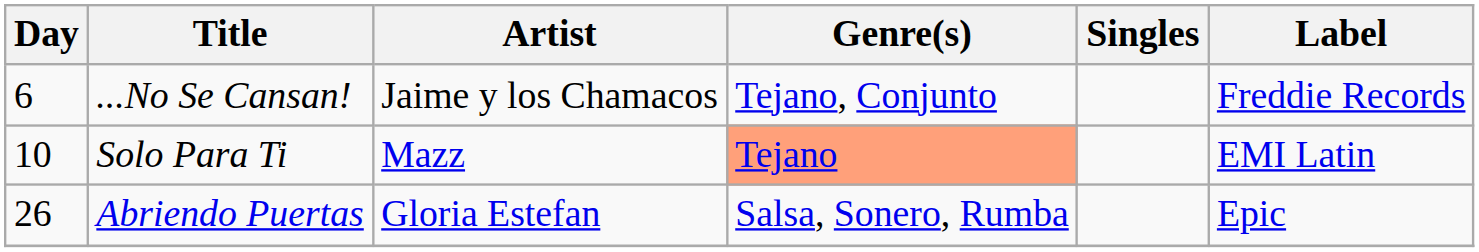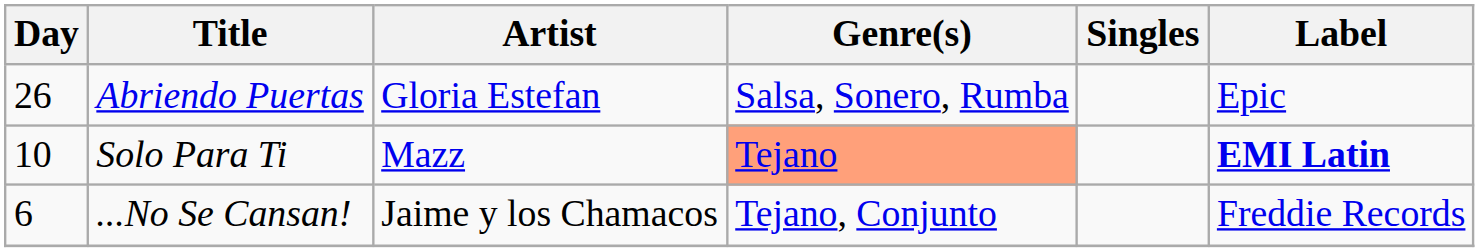rows swapped: (224, 94) <-> (230, 214)
(1296, 154) normal -> (1303, 154) bold
